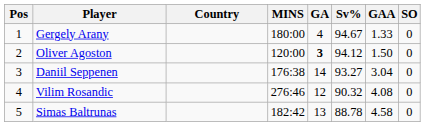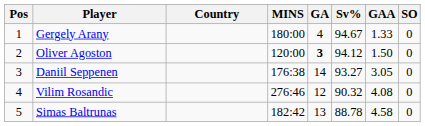(382, 72) 3.04 -> (382, 72) 3.05
